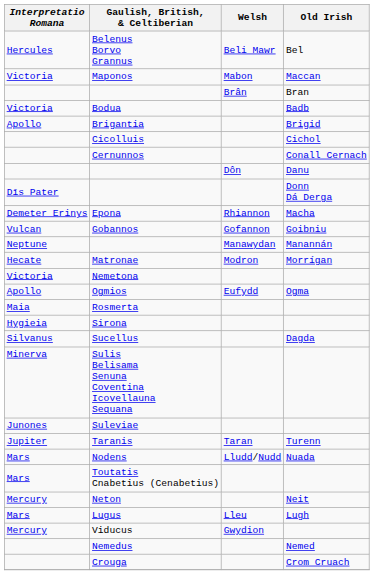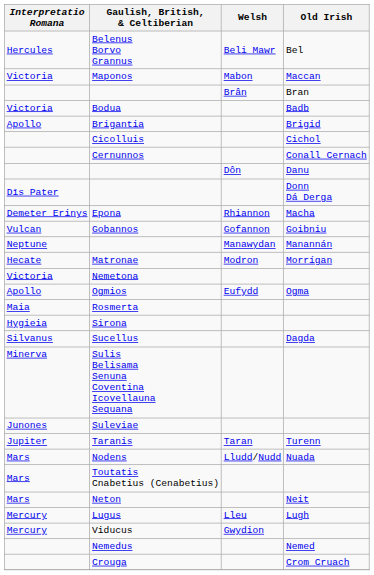(27, 499) Mercury -> (18, 499) Mars
(18, 515) Mars -> (27, 515) Mercury
